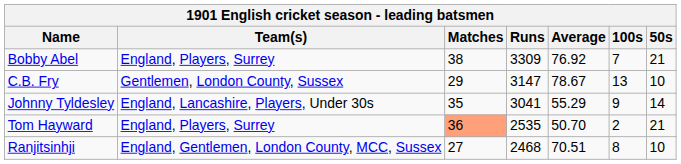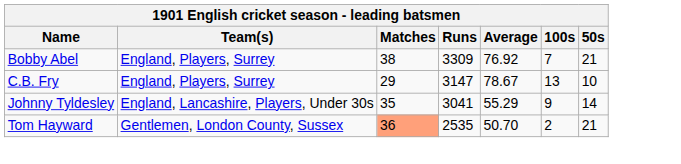(232, 81) Gentlemen, London County, Sussex -> (198, 81) England, Players, Surrey
(198, 125) England, Players, Surrey -> (232, 125) Gentlemen, London County, Sussex
- row: (41, 147)
